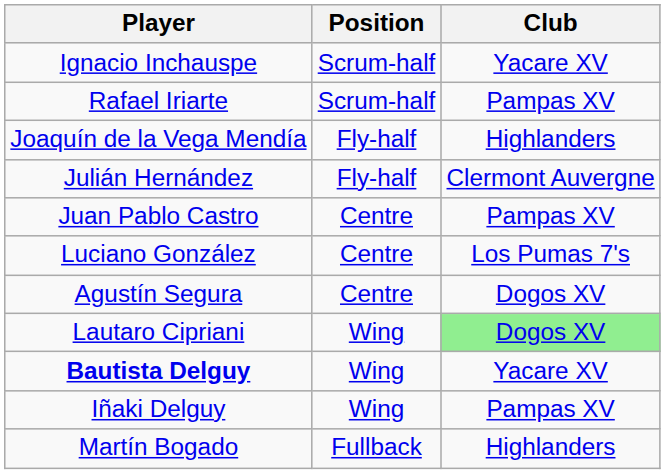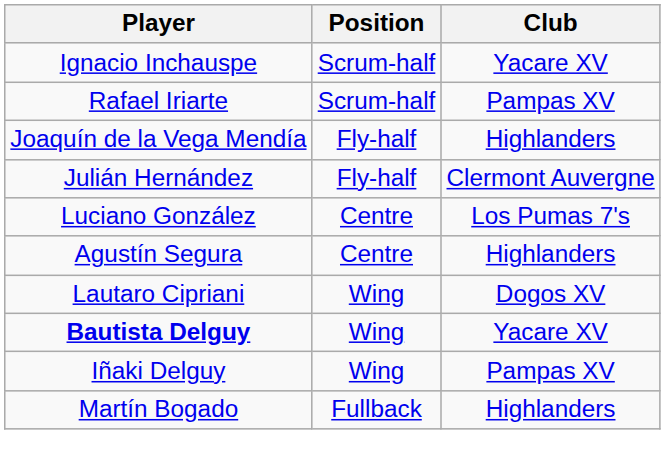- row: (158, 216)
(551, 293) Dogos XV -> (551, 255) Highlanders
(551, 332) lightgreen background -> (551, 293) no background
